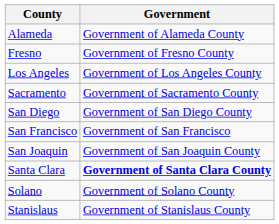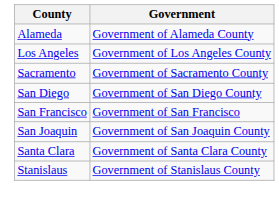- row: (25, 53)
(177, 170) bold -> (180, 151) normal
- row: (25, 190)
